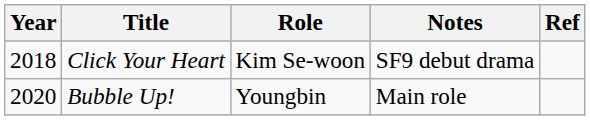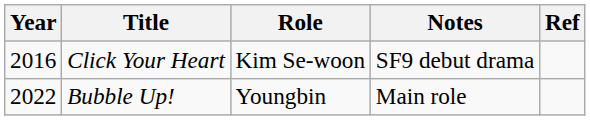(33, 59) 2018 -> (33, 59) 2016
(33, 96) 2020 -> (33, 96) 2022
